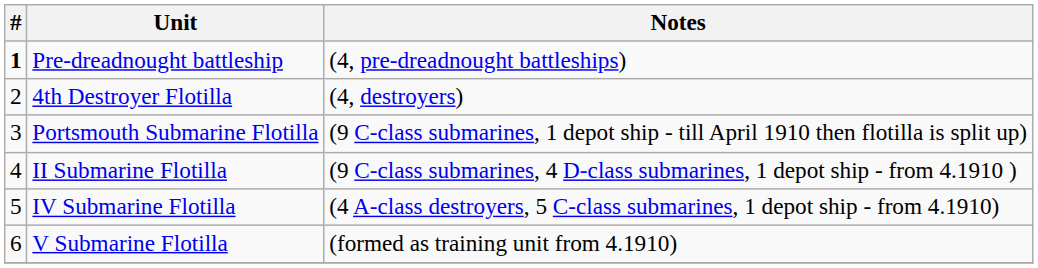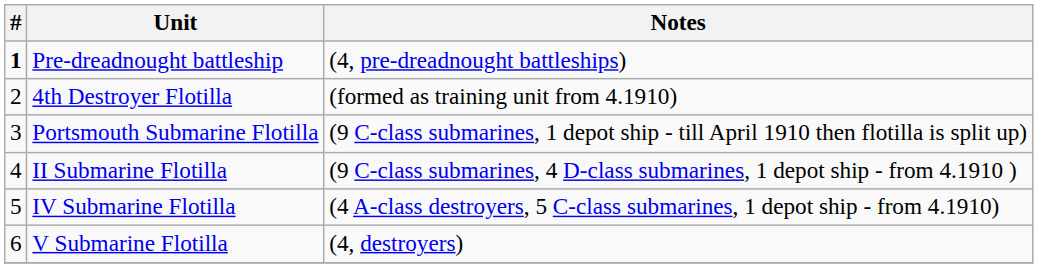(396, 96) (4, destroyers) -> (503, 96) (formed as training unit from 4.1910)
(503, 243) (formed as training unit from 4.1910) -> (396, 243) (4, destroyers)
